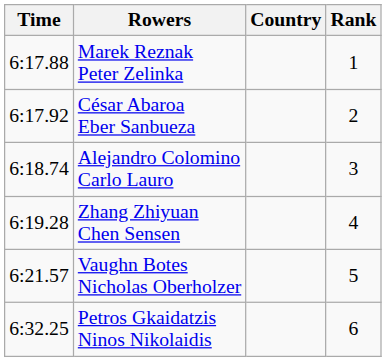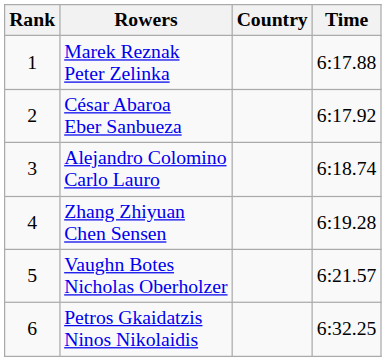columns swapped: (353, 20) <-> (39, 20)
